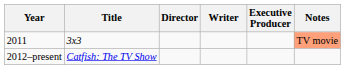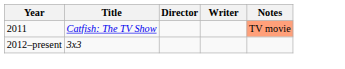- column: (270, 18)
(74, 40) 3x3 -> (112, 28) Catfish: The TV Show
(112, 56) Catfish: The TV Show -> (74, 45) 3x3
